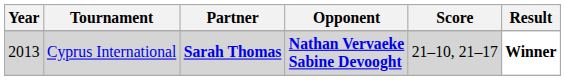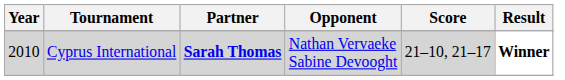(24, 52) 2013 -> (24, 52) 2010
(347, 52) bold -> (343, 52) normal
